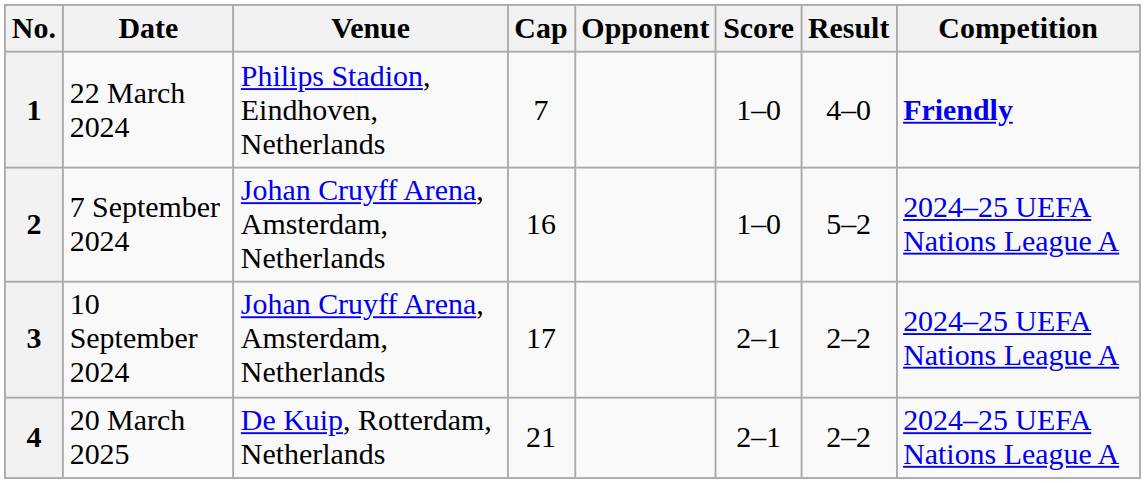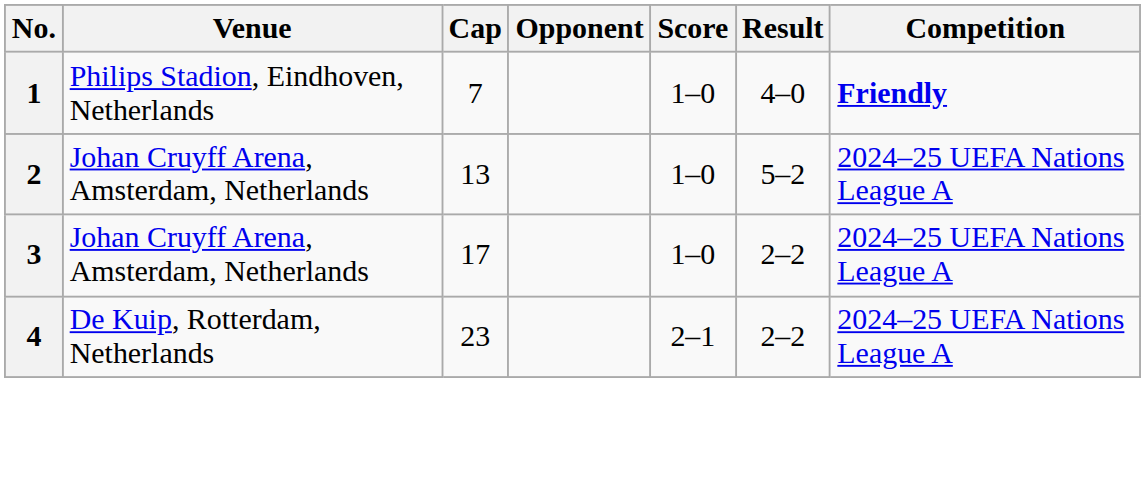- column: (148, 28)
(541, 224) 16 -> (475, 173) 13
(759, 338) 2–1 -> (693, 254) 1–0
(541, 436) 21 -> (475, 335) 23
